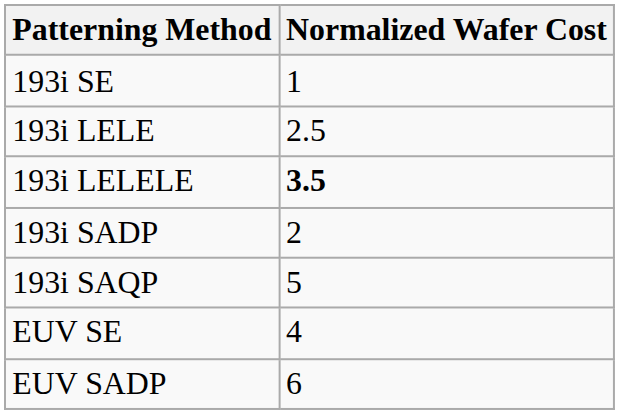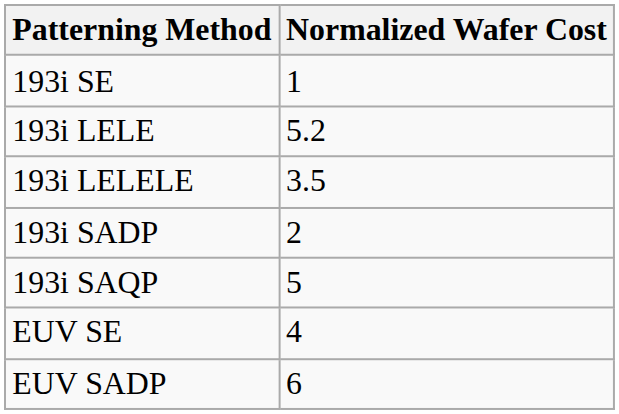(306, 130) 2.5 -> (306, 130) 5.2
(306, 181) bold -> (306, 181) normal
